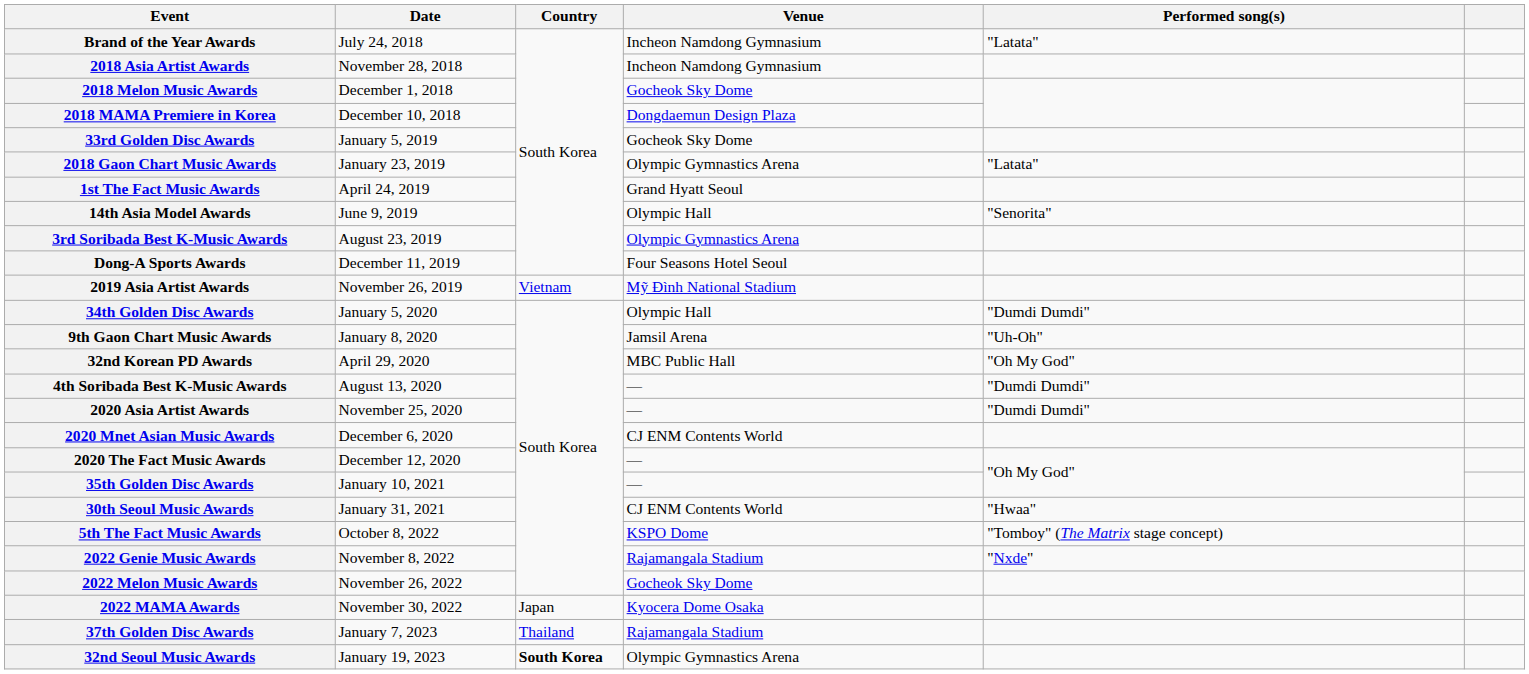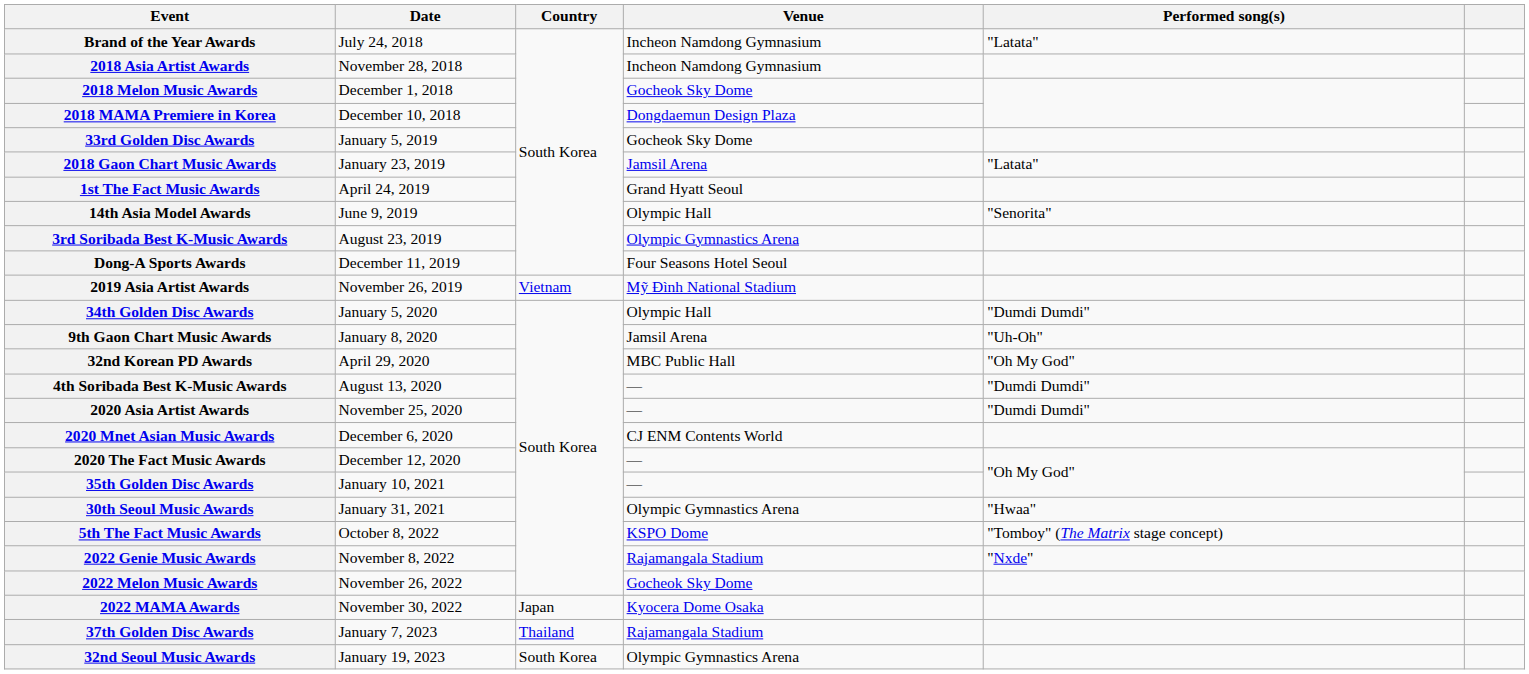(713, 164) Olympic Gymnastics Arena -> (667, 164) Jamsil Arena
(705, 509) CJ ENM Contents World -> (713, 509) Olympic Gymnastics Arena
(561, 656) bold -> (558, 656) normal
